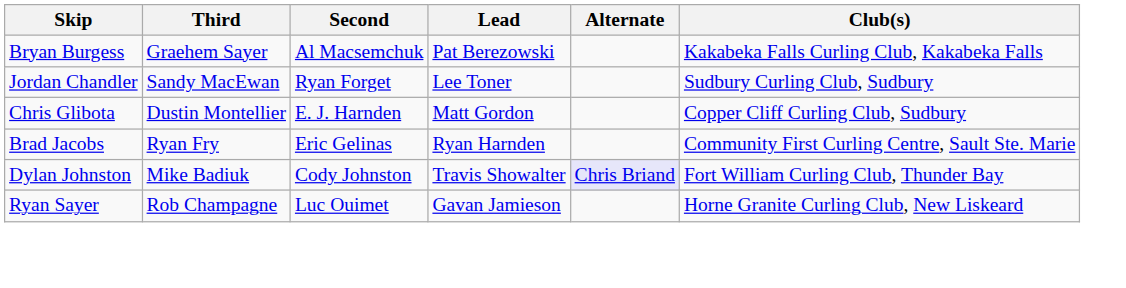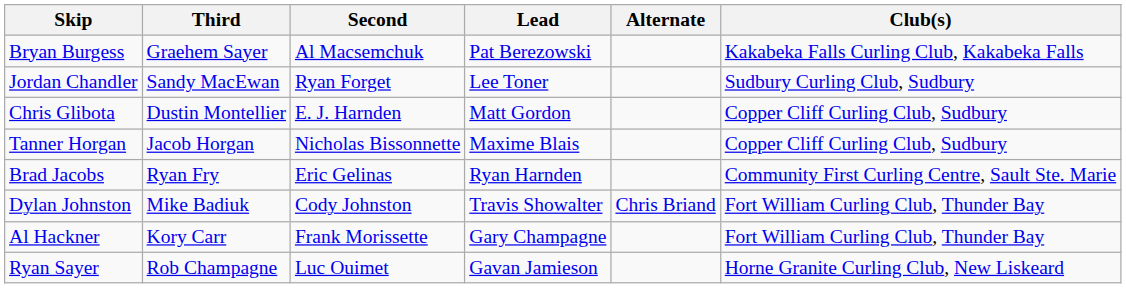+ row: (68, 143)
(625, 174) lavender background -> (666, 205) no background
+ row: (54, 236)
